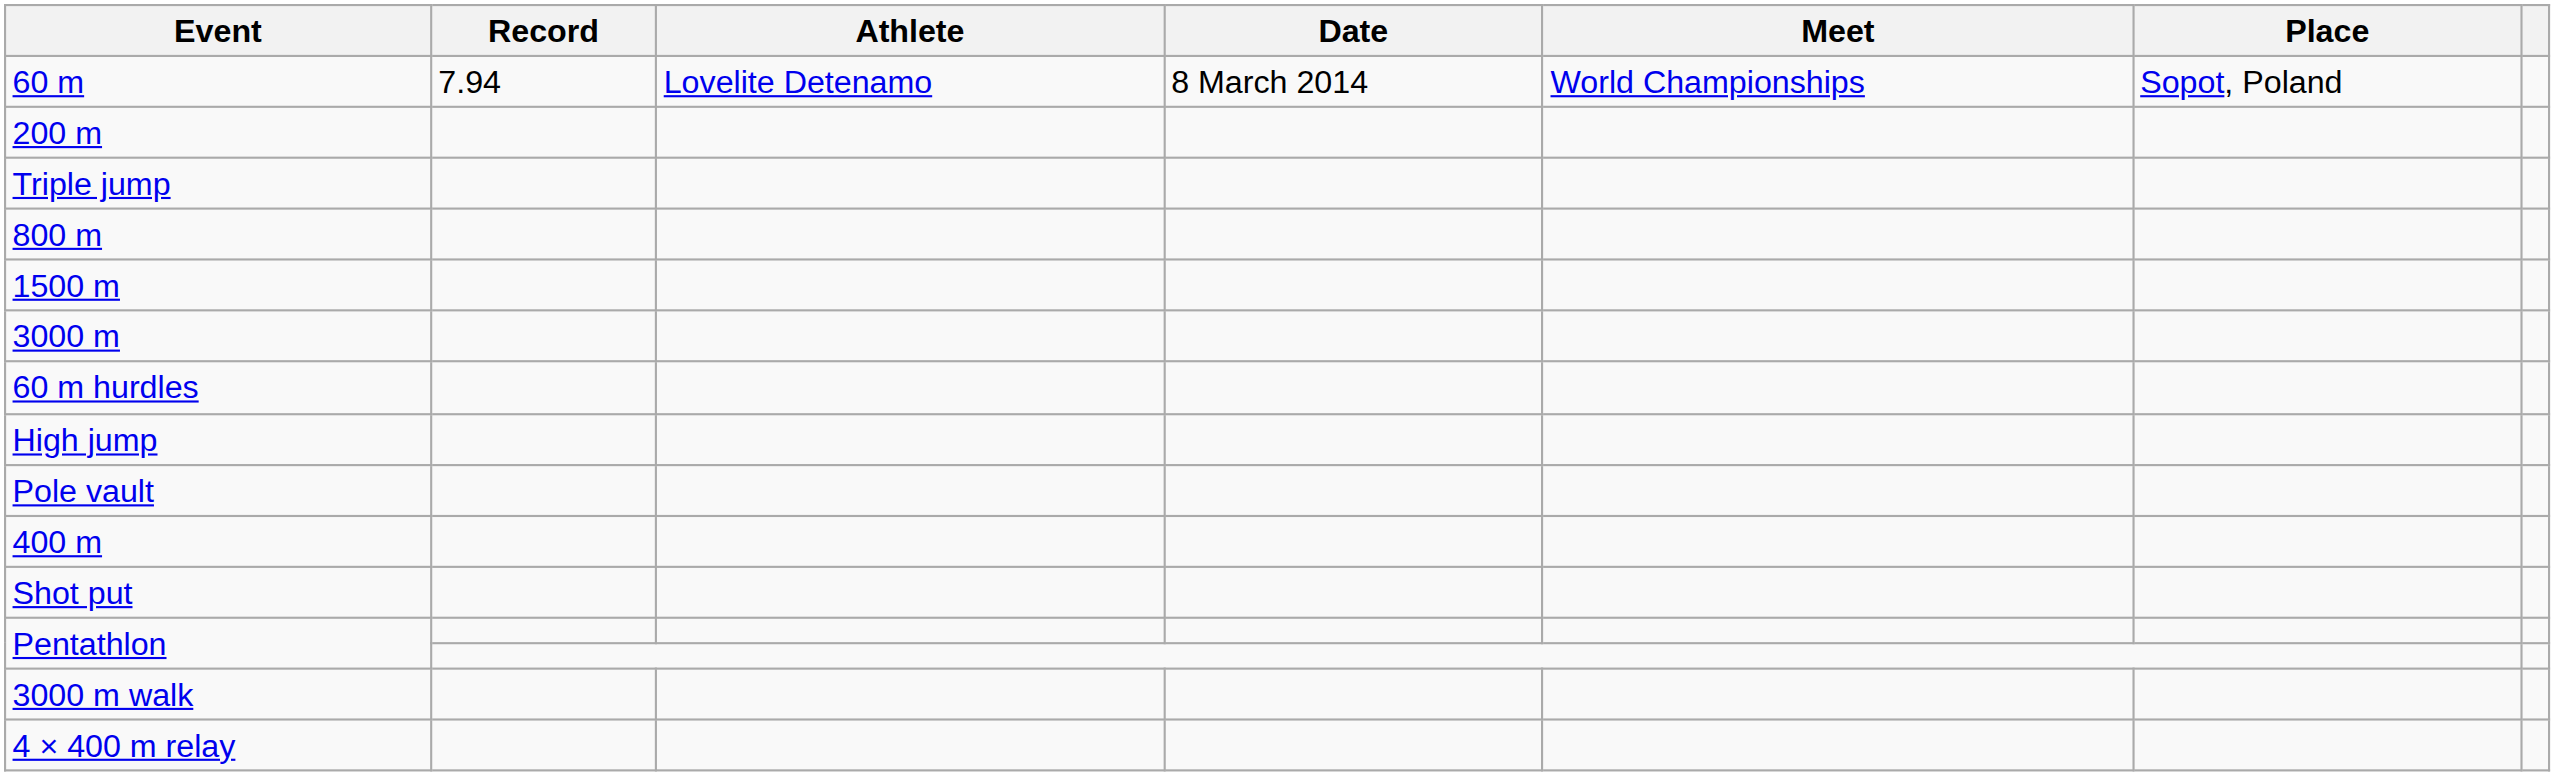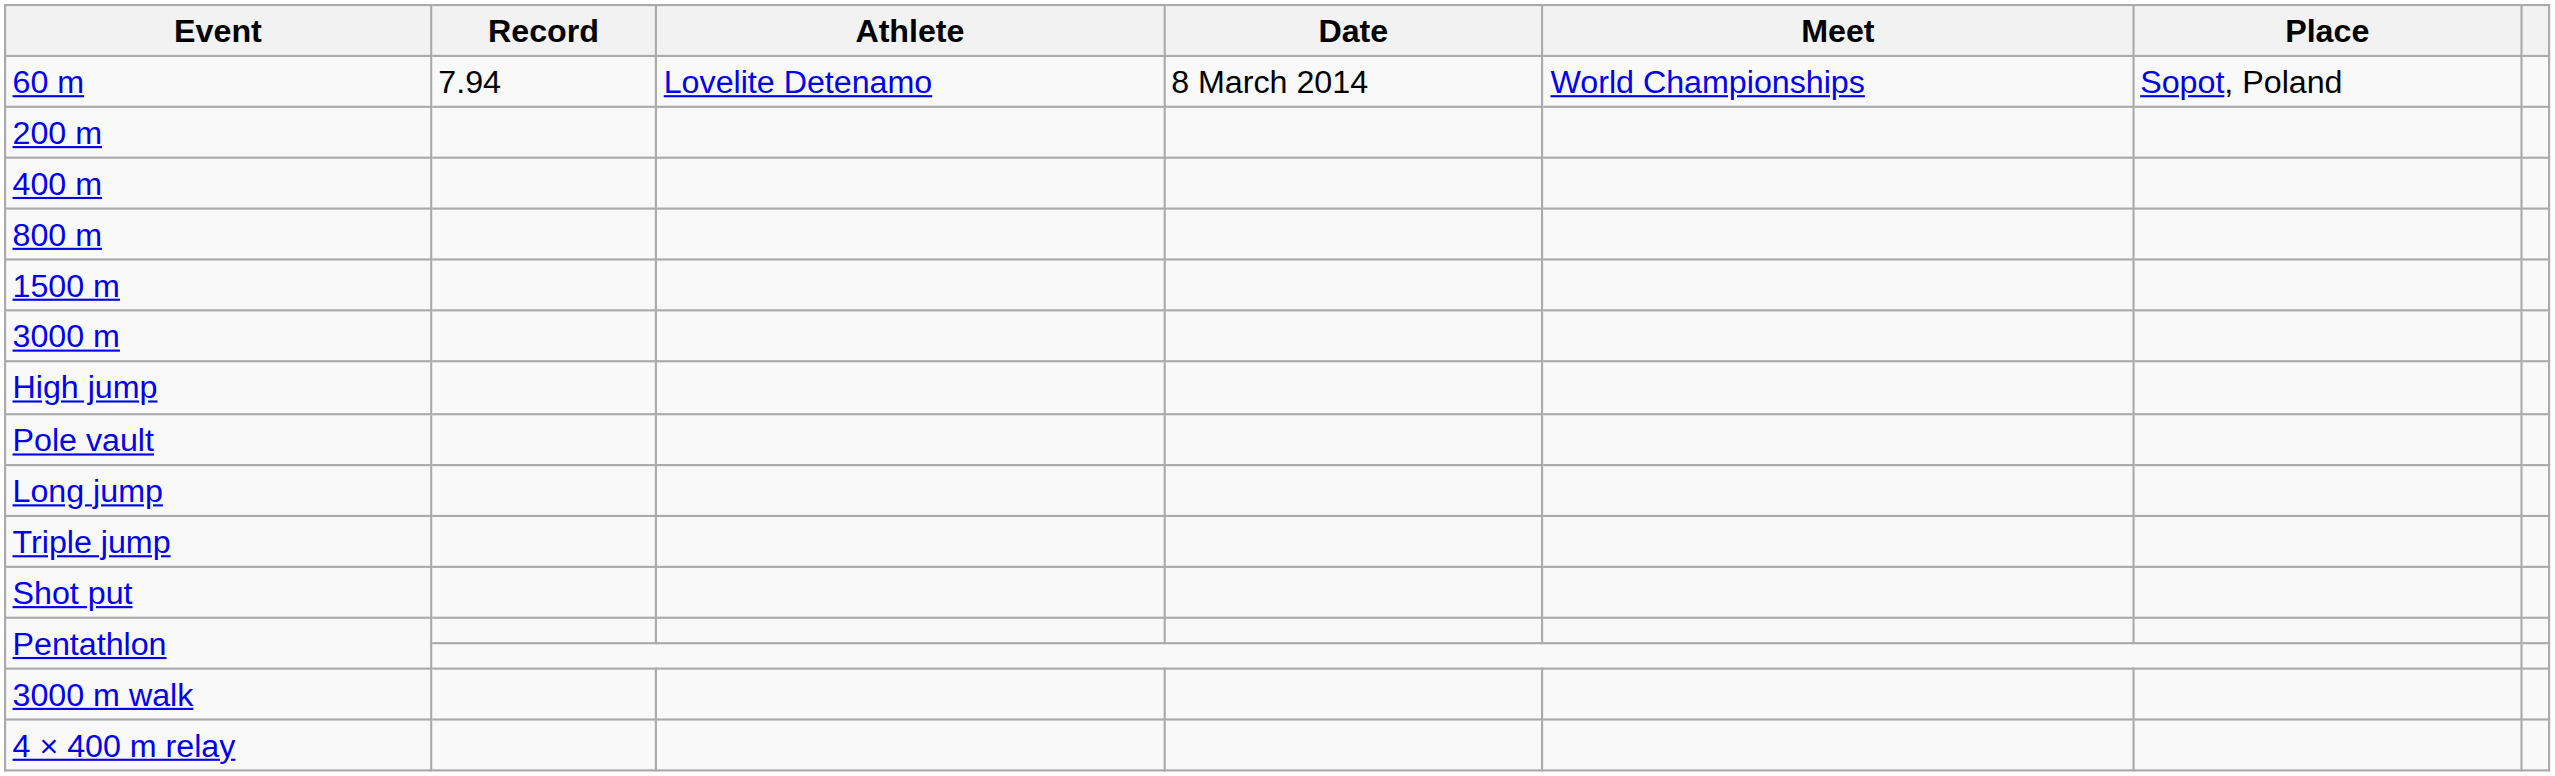rows swapped: (57, 541) <-> (92, 184)
- row: (106, 388)
+ row: (88, 490)
